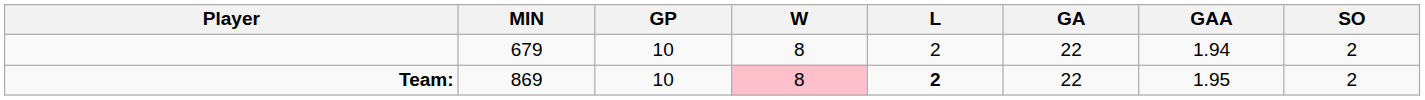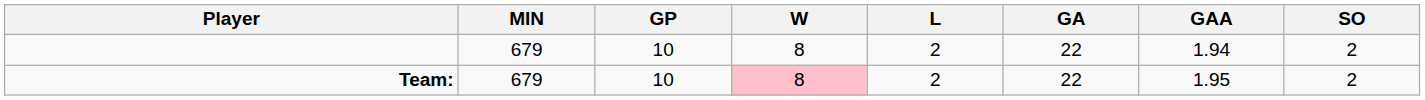(527, 79) 869 -> (527, 79) 679
(935, 79) bold -> (935, 79) normal
